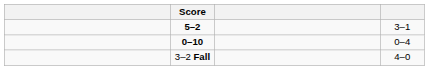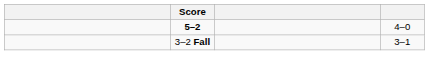(402, 27) 3–1 -> (402, 27) 4–0
- row: (192, 42)
(402, 57) 4–0 -> (402, 42) 3–1
